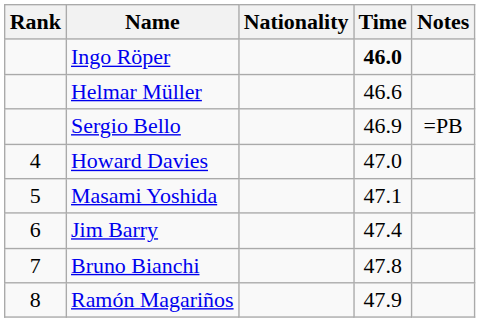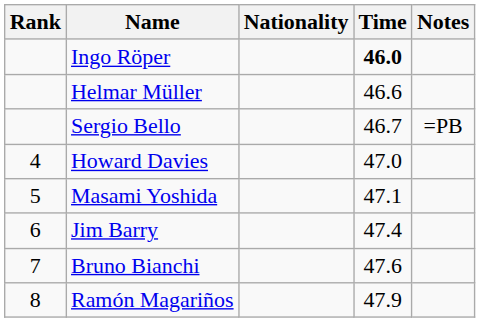(383, 126) 46.9 -> (383, 126) 46.7
(383, 265) 47.8 -> (383, 265) 47.6
